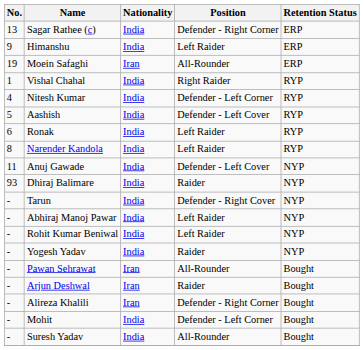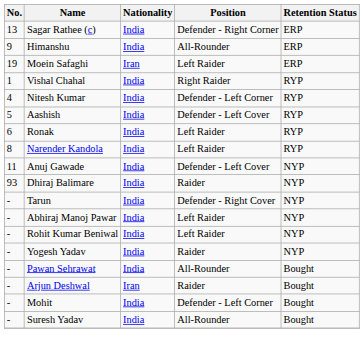(201, 46) Left Raider -> (203, 46) All-Rounder
(203, 63) All-Rounder -> (201, 63) Left Raider
(131, 268) Iran -> (134, 268) India
- row: (58, 302)
